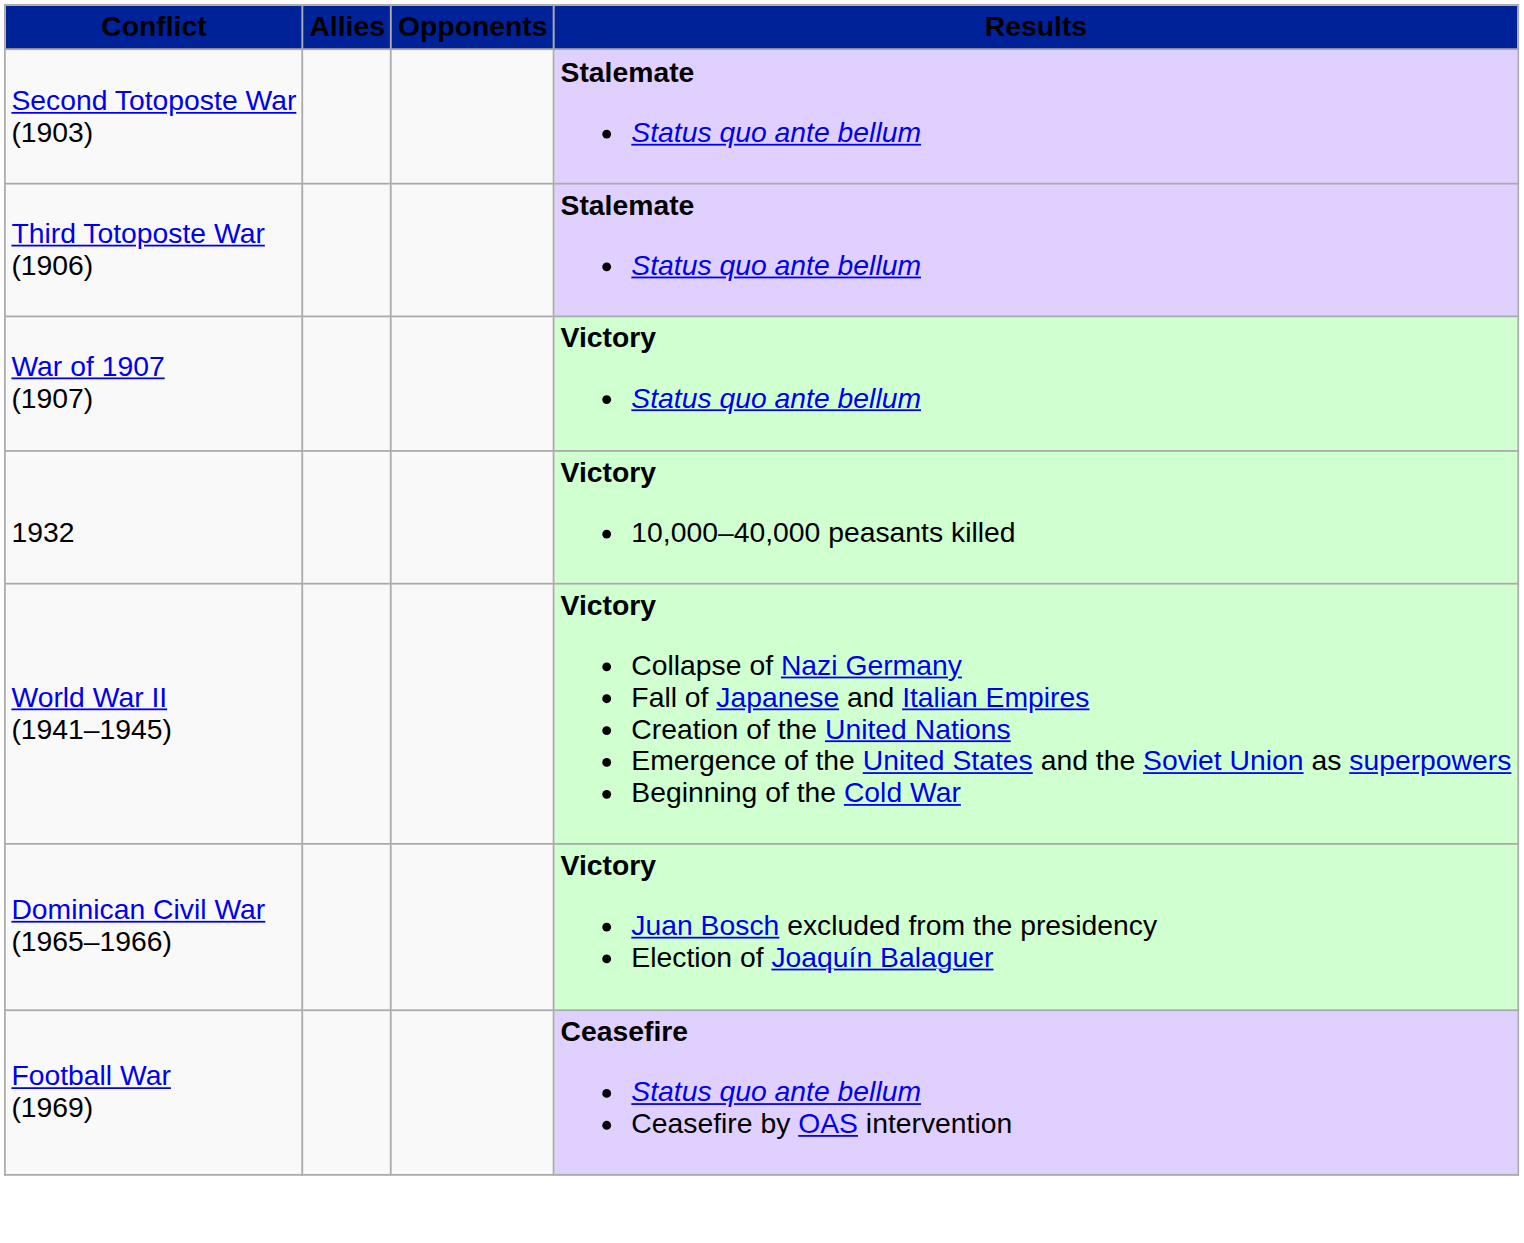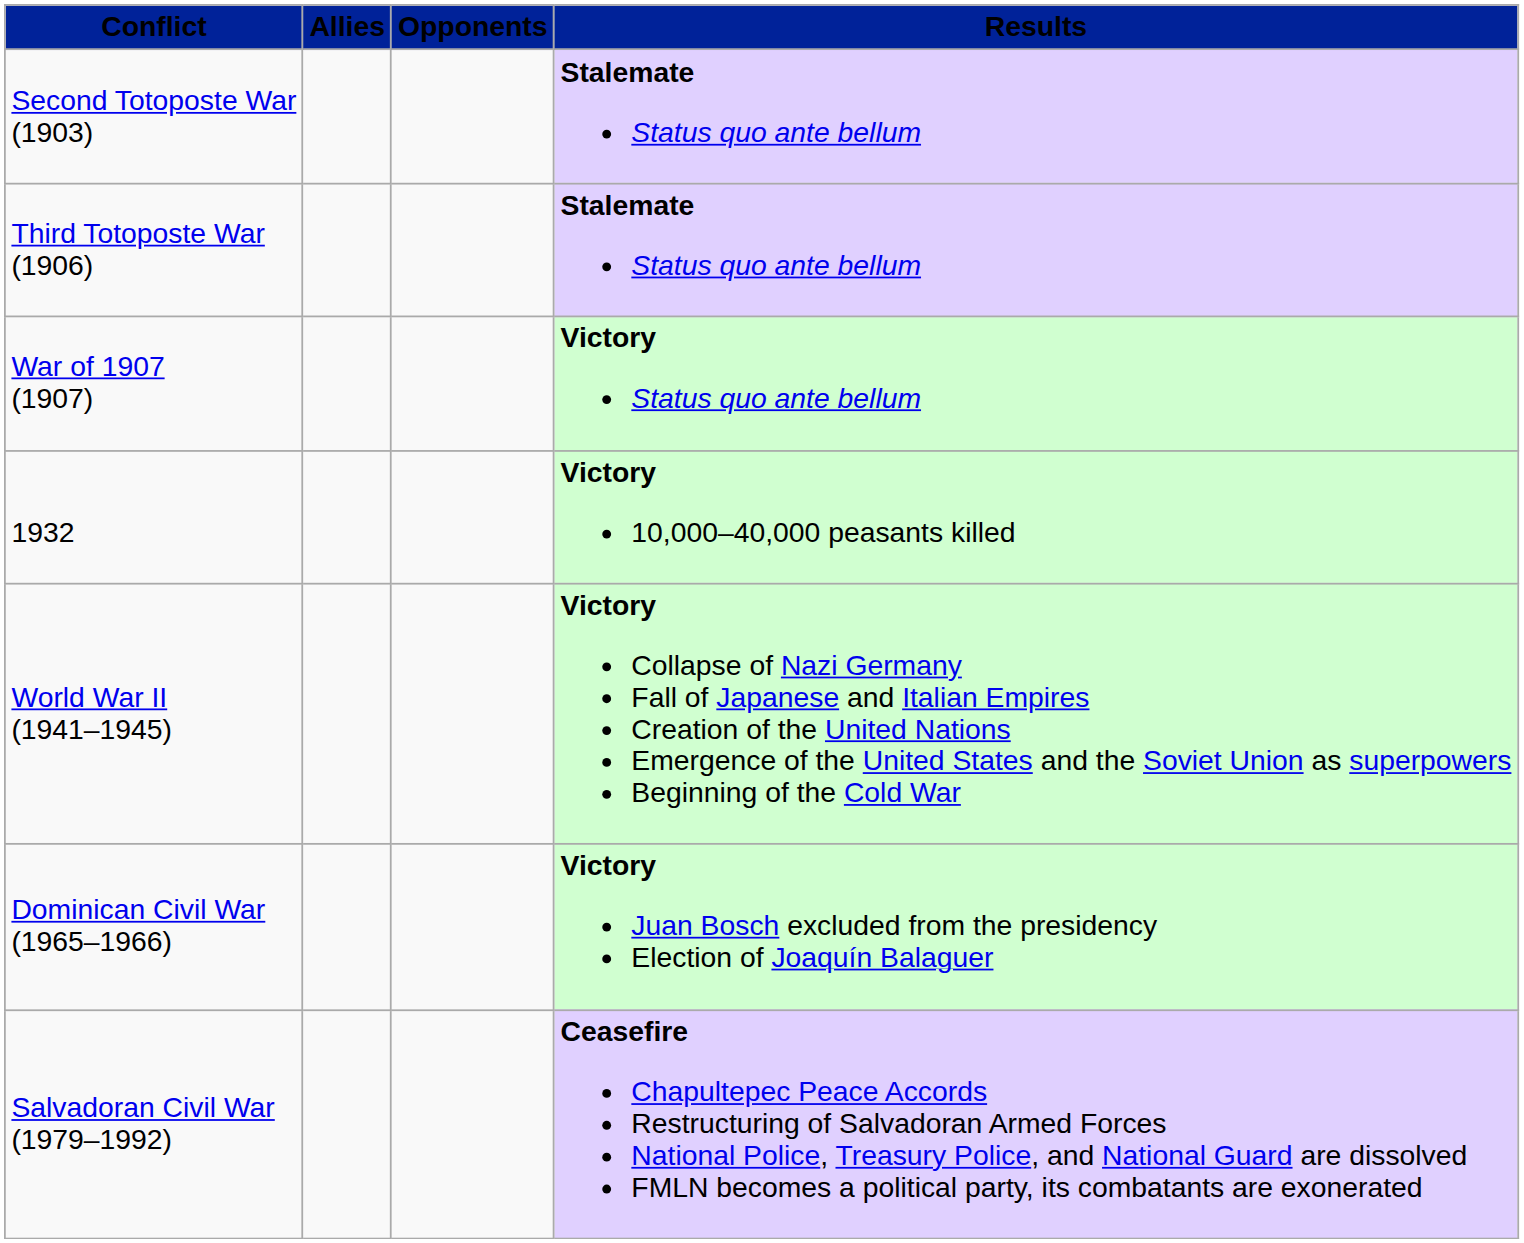- row: (91, 1091)
+ row: (143, 1123)
